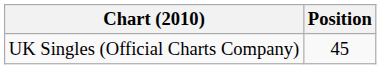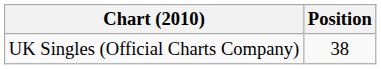(340, 48) 45 -> (340, 48) 38
